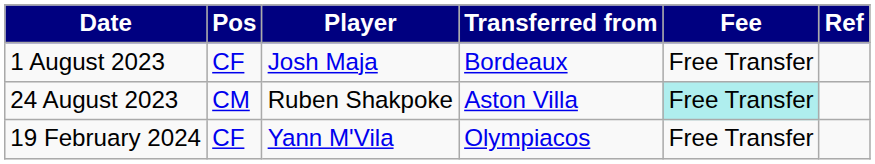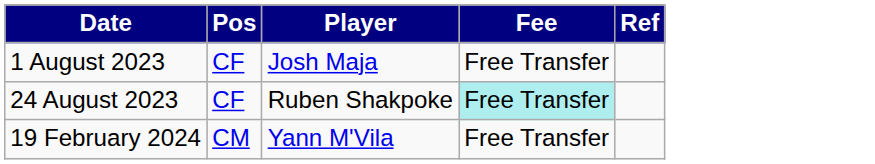- column: (561, 23)
(231, 100) CM -> (228, 100) CF
(228, 138) CF -> (231, 138) CM
